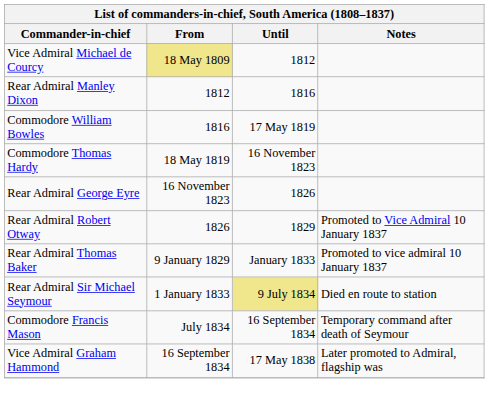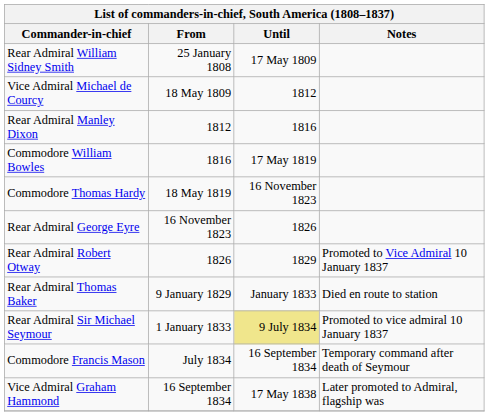+ row: (62, 60)
(197, 60) khaki background -> (198, 93) no background
(391, 260) Promoted to vice admiral 10 January 1837 -> (380, 294) Died en route to station
(379, 294) Died en route to station -> (392, 327) Promoted to vice admiral 10 January 1837
